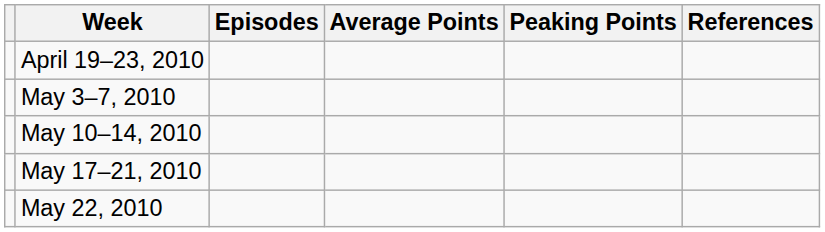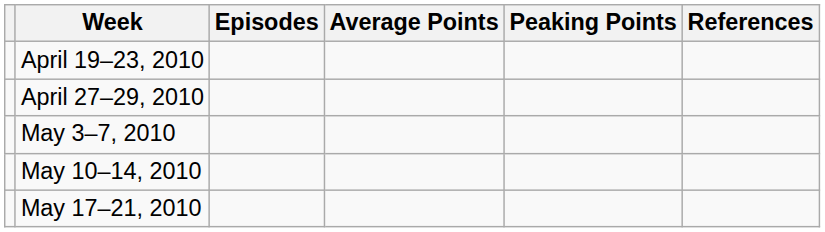+ row: (112, 97)
- row: (92, 208)
